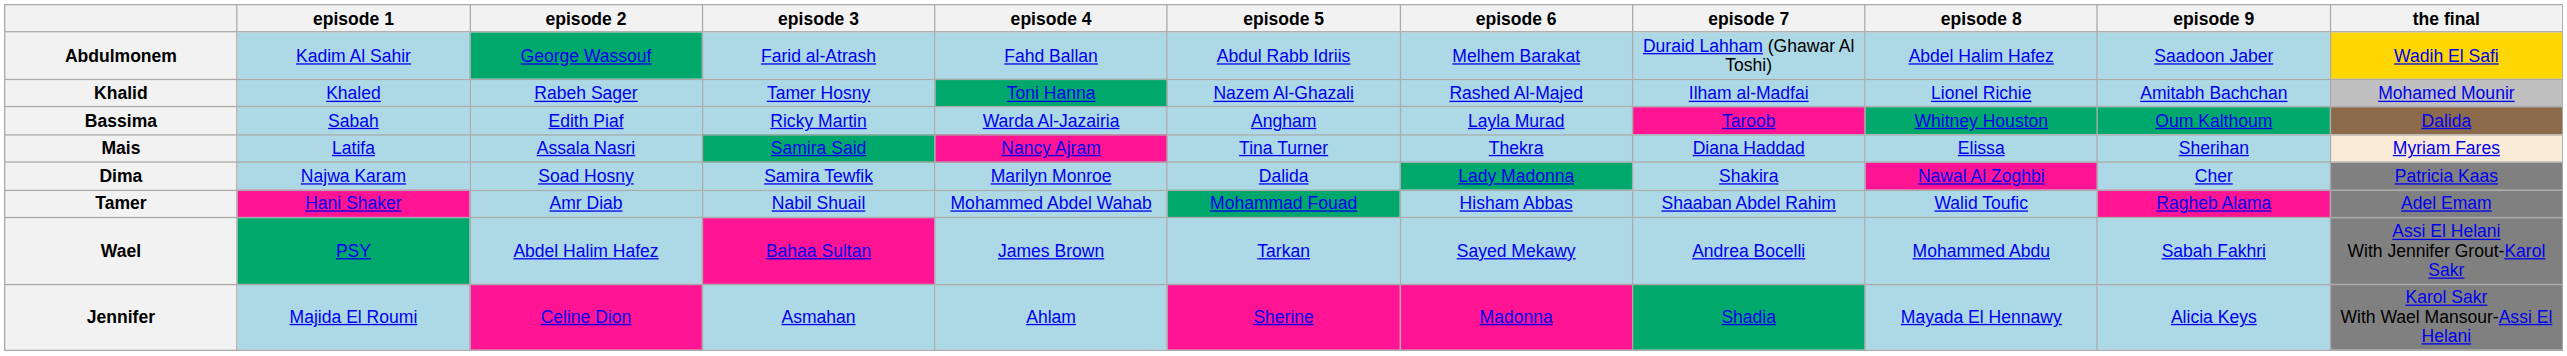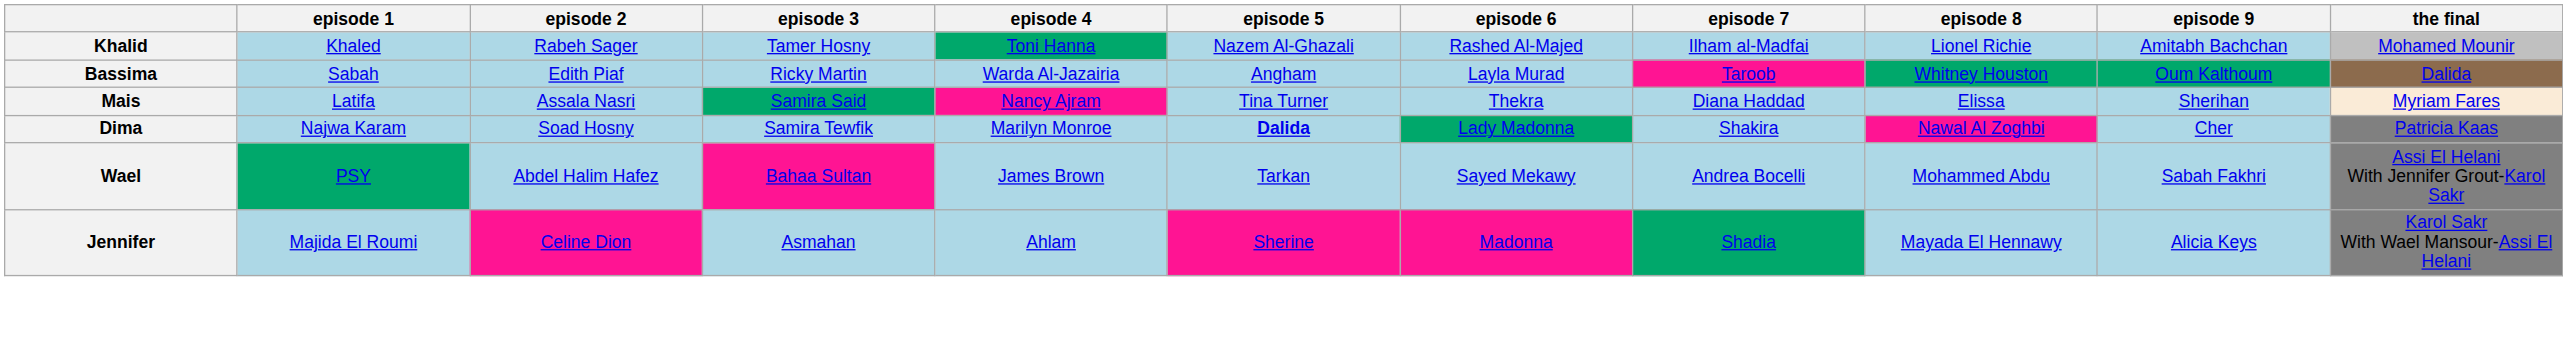- row: (121, 55)
(1284, 176) normal -> (1284, 129) bold
- row: (121, 203)
